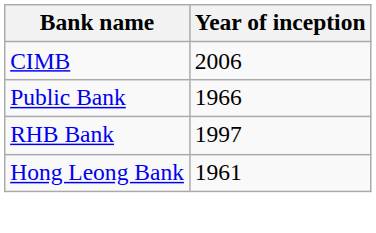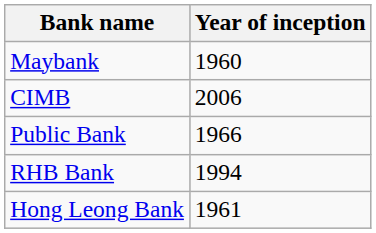+ row: (55, 60)
(218, 135) 1997 -> (218, 172) 1994
